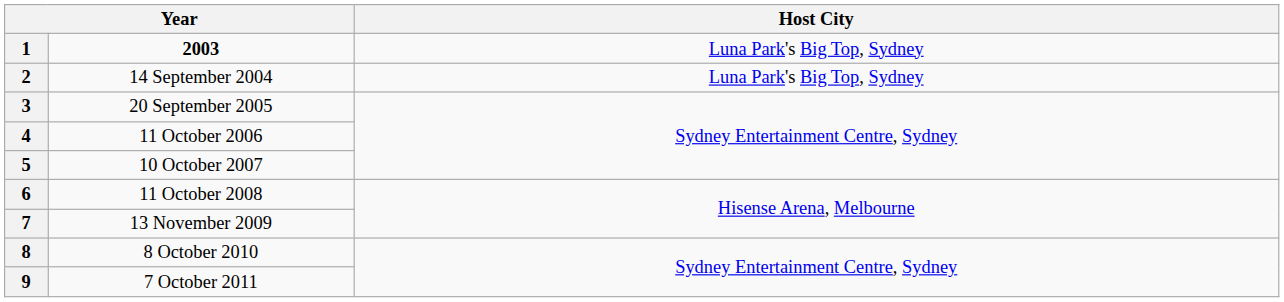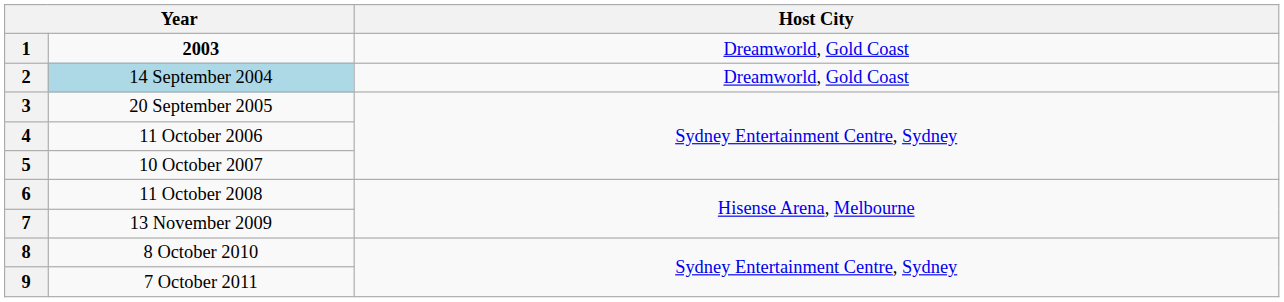(816, 48) Luna Park's Big Top, Sydney -> (816, 48) Dreamworld, Gold Coast
(201, 77) no background -> (201, 77) lightblue background
(816, 77) Luna Park's Big Top, Sydney -> (816, 77) Dreamworld, Gold Coast
